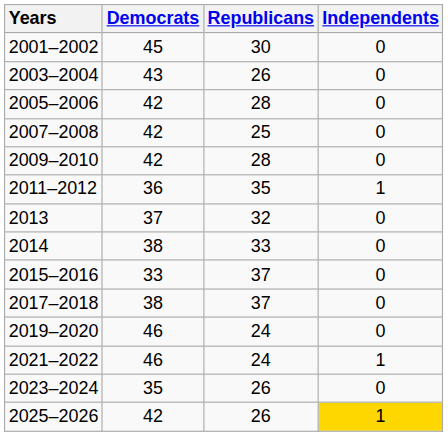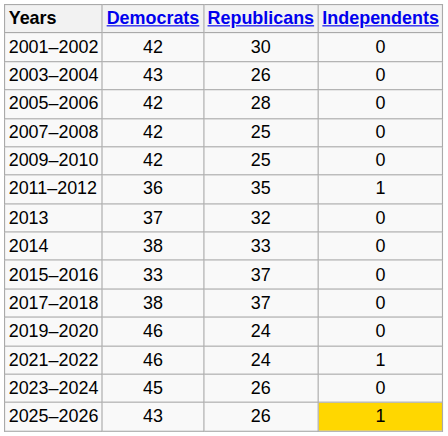(153, 47) 45 -> (153, 47) 42
(261, 160) 28 -> (261, 160) 25
(153, 388) 35 -> (153, 388) 45
(153, 416) 42 -> (153, 416) 43
